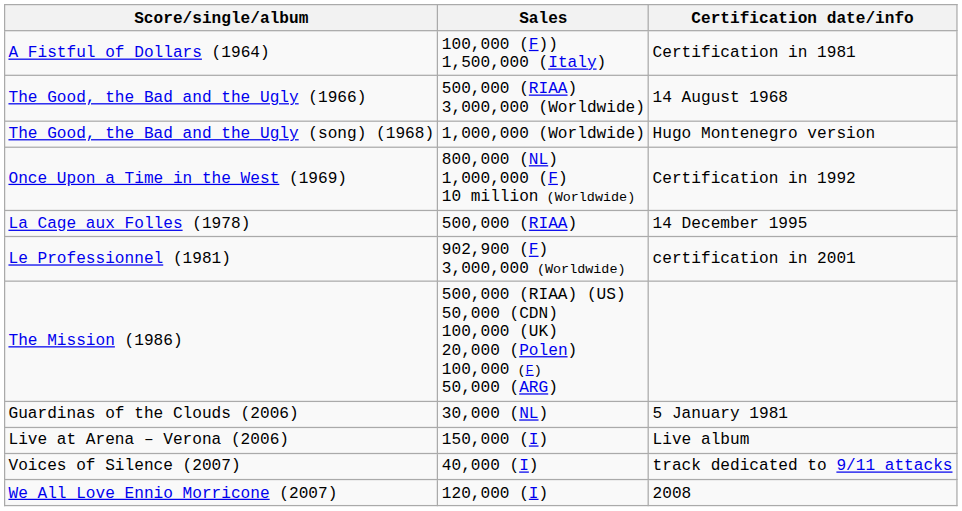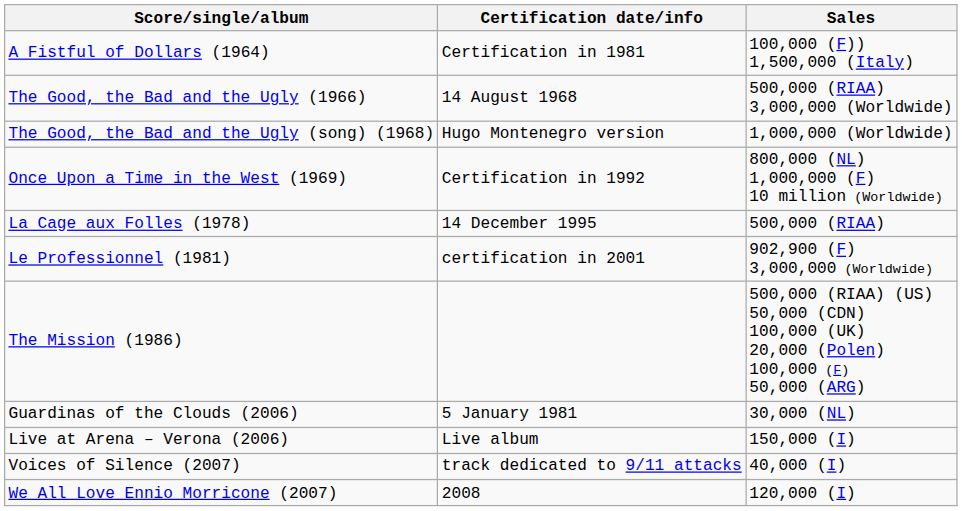columns swapped: (543, 18) <-> (803, 18)
